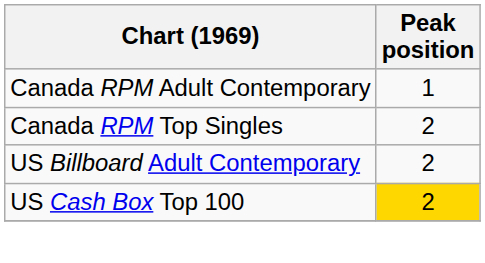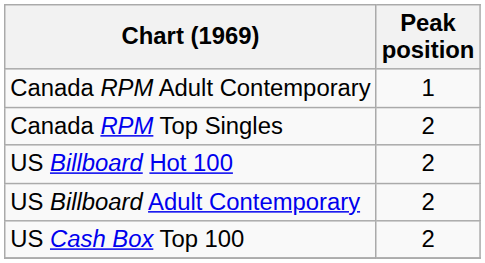+ row: (122, 163)
(428, 201) gold background -> (428, 239) no background
